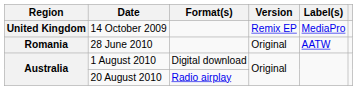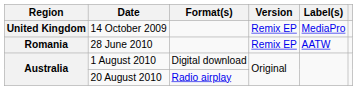(269, 45) Original -> (274, 45) Remix EP
